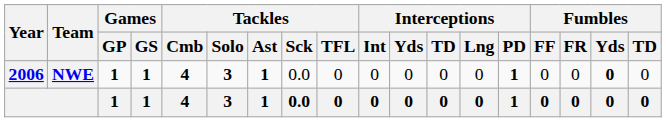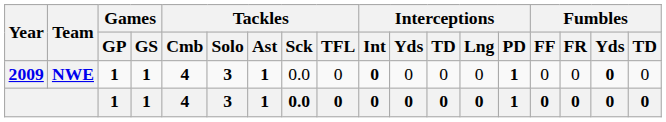(26, 74) 2006 -> (26, 74) 2009
(375, 74) normal -> (375, 74) bold
